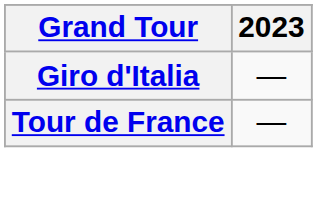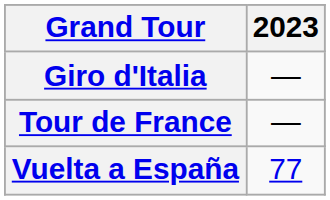+ row: (125, 169)
